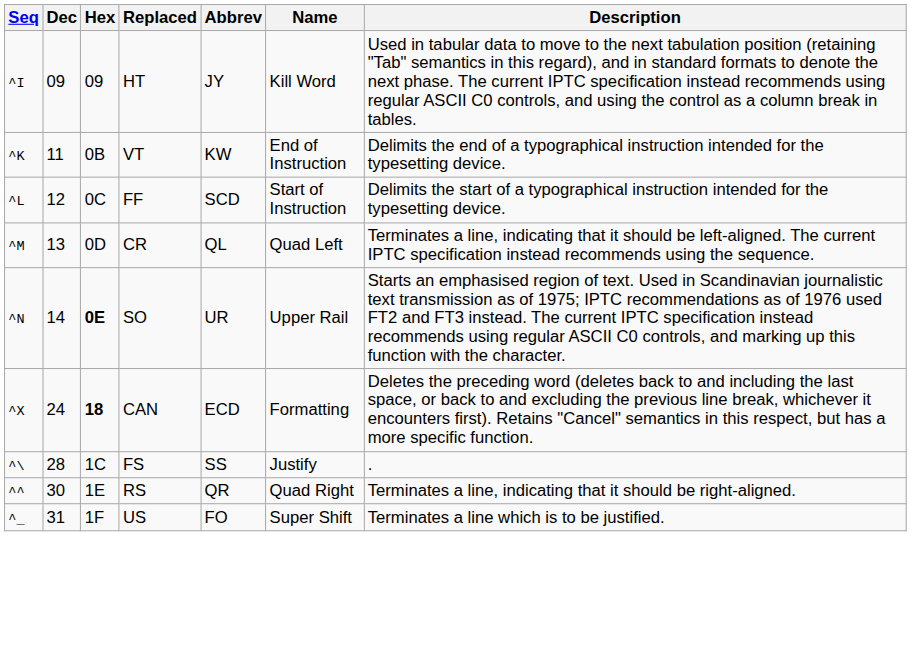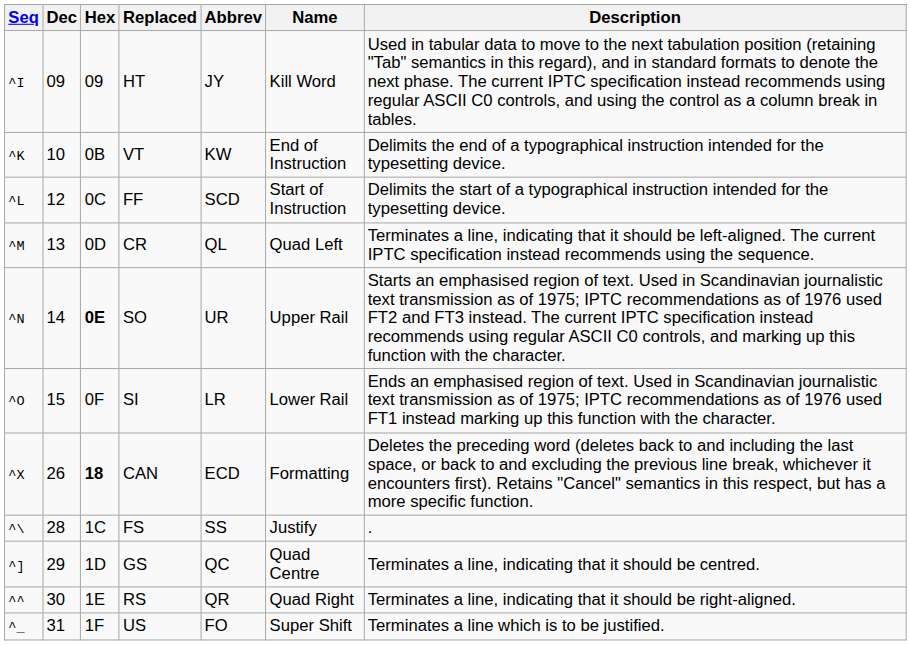(55, 154) 11 -> (56, 154) 10
+ row: (131, 400)
(56, 410) 24 -> (56, 473) 26
+ row: (135, 564)
